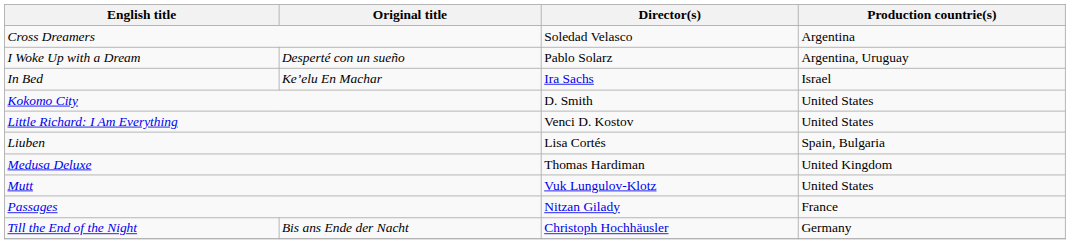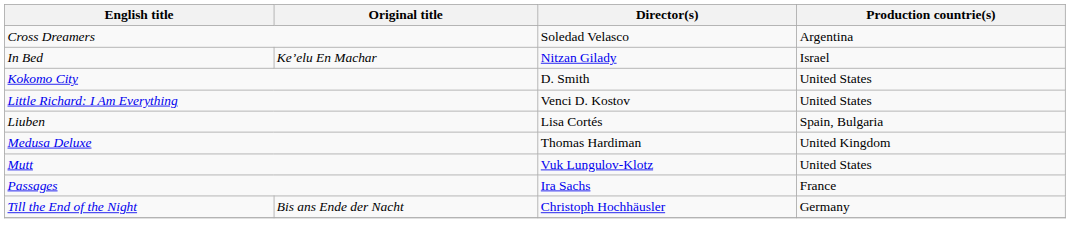- row: (74, 57)
(569, 79) Ira Sachs -> (579, 57) Nitzan Gilady
(582, 206) Nitzan Gilady -> (566, 185) Ira Sachs
